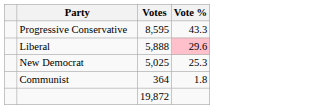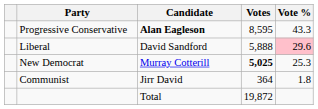+ column: (189, 12)
(157, 63) normal -> (261, 63) bold
